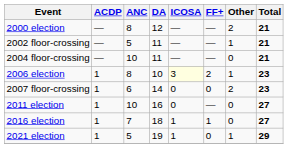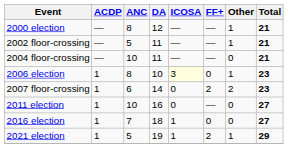(231, 27) 2 -> (231, 27) 1
(209, 74) 2 -> (209, 74) 0
(209, 89) 0 -> (209, 89) 2
(209, 120) 1 -> (209, 120) 0
(209, 136) 0 -> (209, 136) 2
